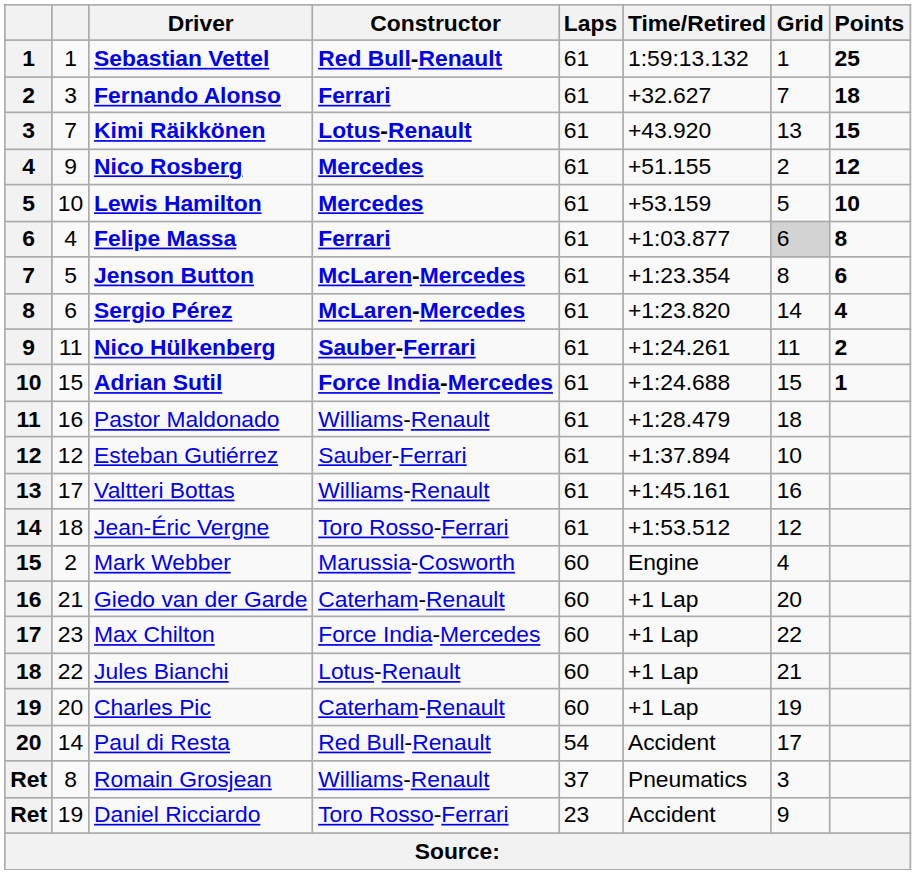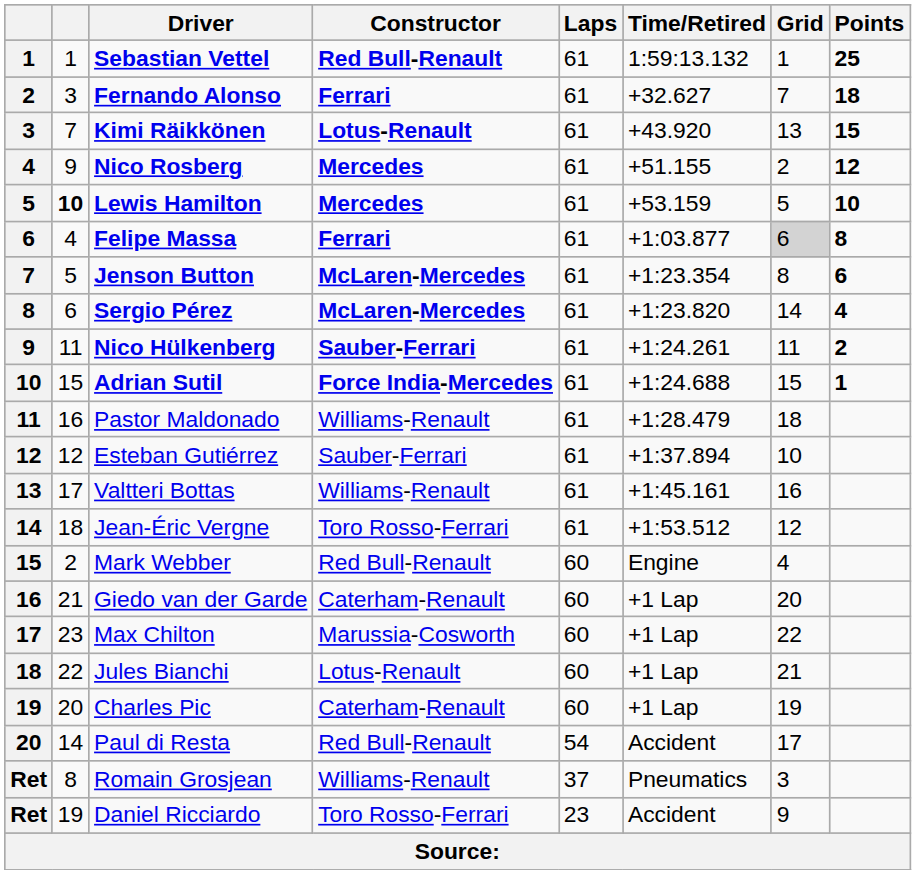(71, 203) normal -> (71, 203) bold
(417, 563) Marussia-Cosworth -> (405, 563) Red Bull-Renault
(429, 635) Force India-Mercedes -> (417, 635) Marussia-Cosworth
